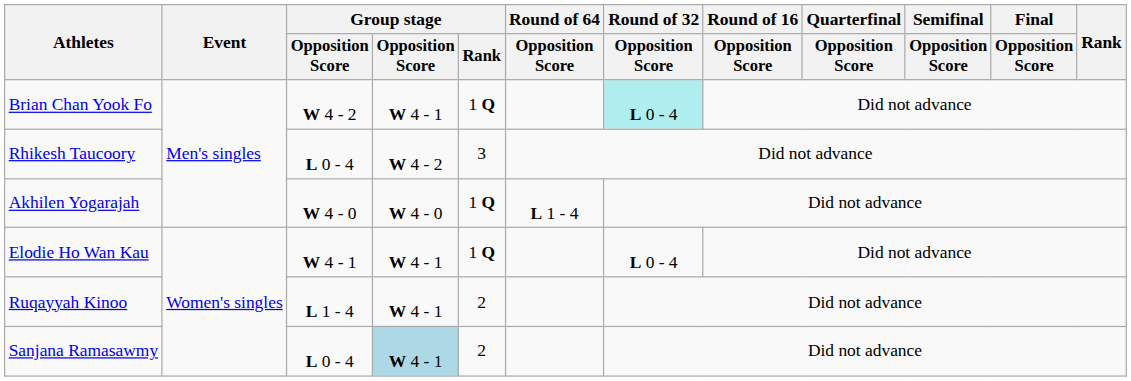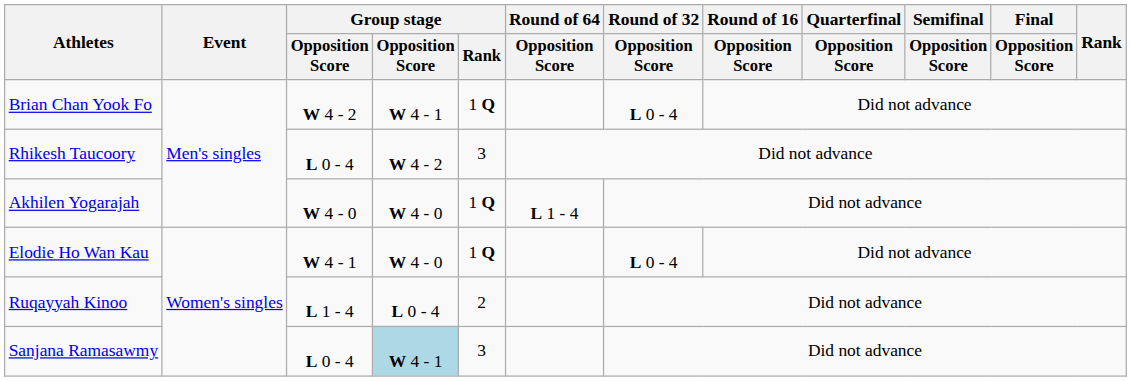(654, 115) paleturquoise background -> (654, 115) no background
(416, 263) W 4 - 1 -> (416, 263) W 4 - 0
(416, 312) W 4 - 1 -> (416, 312) L 0 - 4
(482, 351) 2 -> (482, 351) 3
